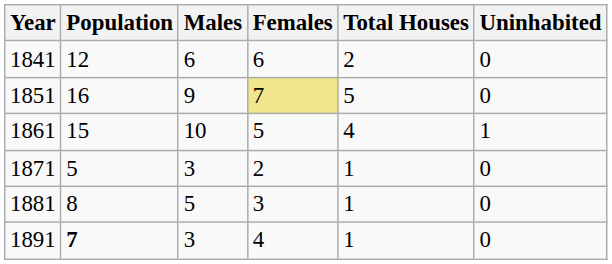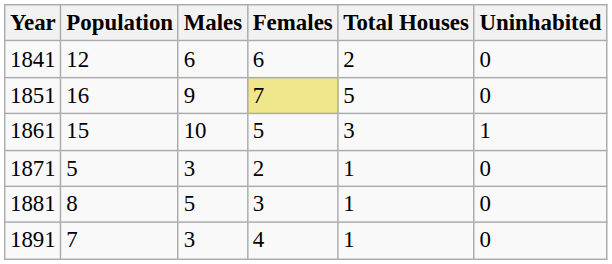(349, 131) 4 -> (349, 131) 3
(72, 240) bold -> (72, 240) normal
